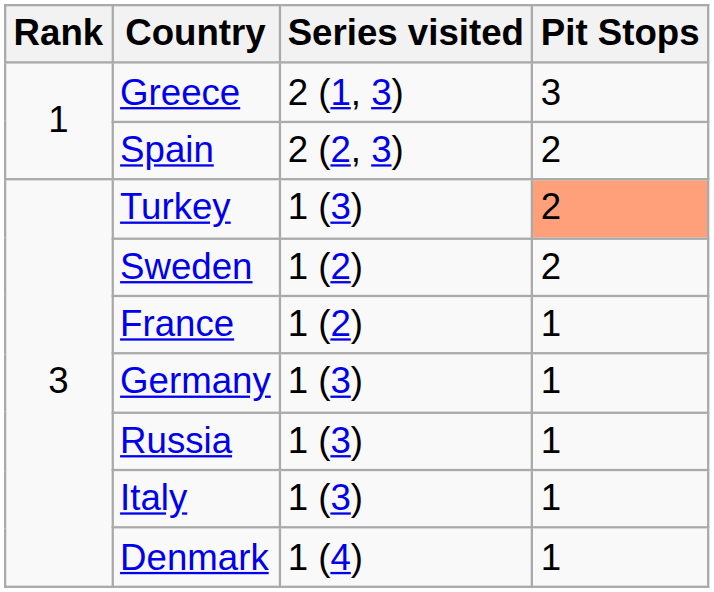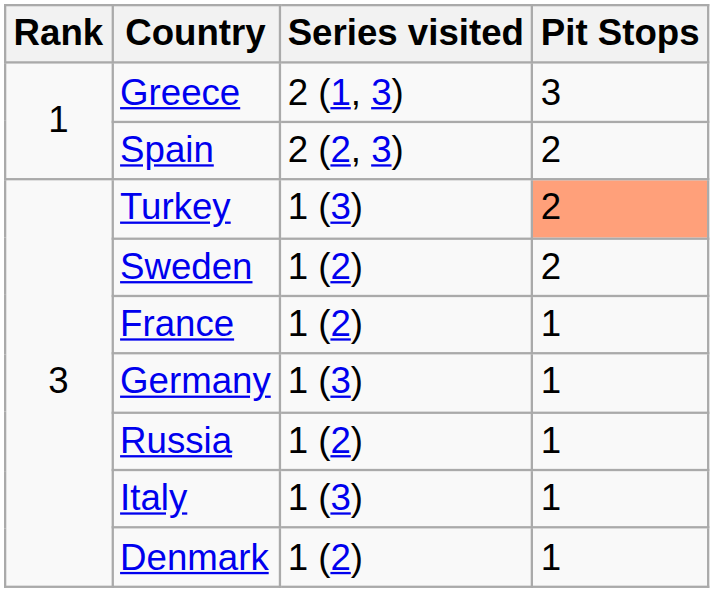(325, 440) 1 (3) -> (325, 440) 1 (2)
(325, 556) 1 (4) -> (325, 556) 1 (2)
